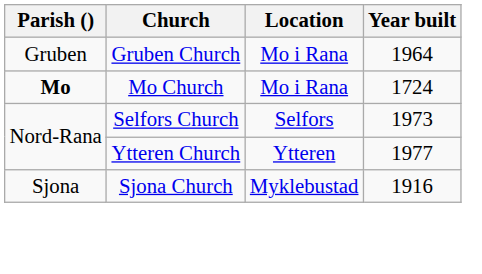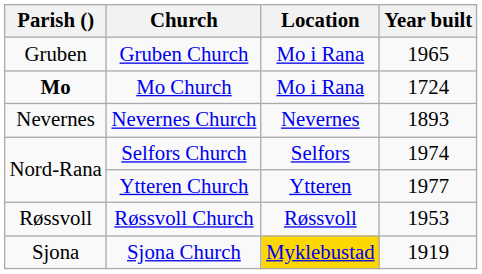(412, 53) 1964 -> (428, 53) 1965
+ row: (184, 119)
(412, 119) 1973 -> (428, 152) 1974
+ row: (184, 218)
(304, 185) no background -> (320, 251) gold background
(412, 185) 1916 -> (428, 251) 1919
